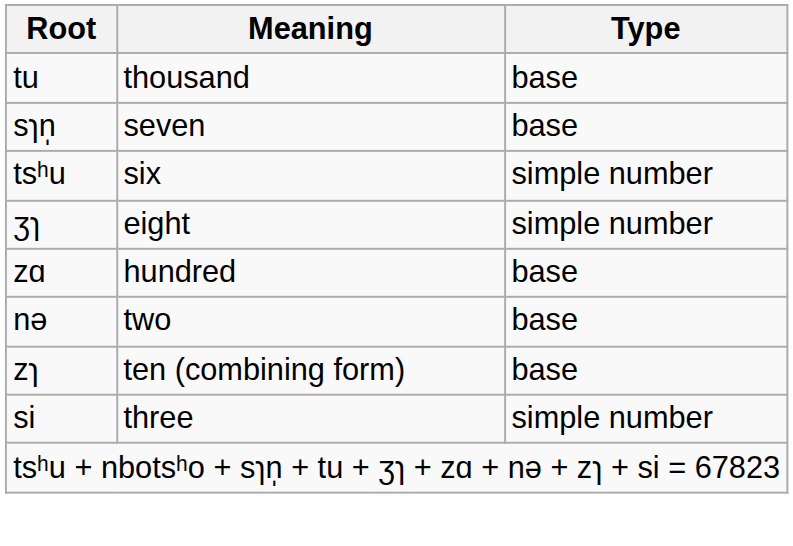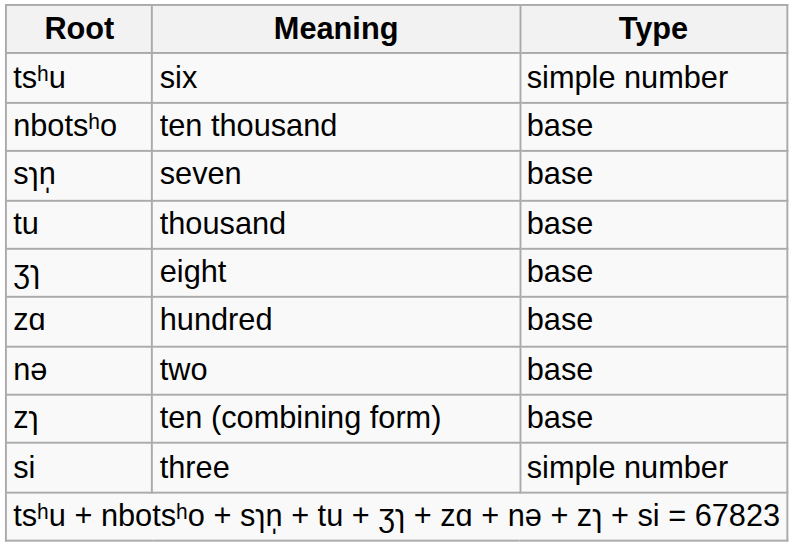rows swapped: (40, 175) <-> (26, 77)
+ row: (65, 126)
(612, 223) simple number -> (560, 272) base
